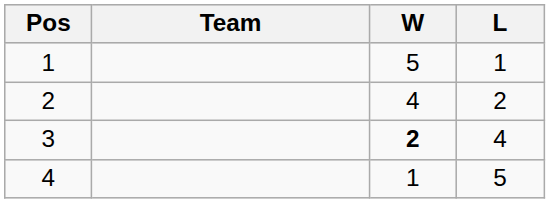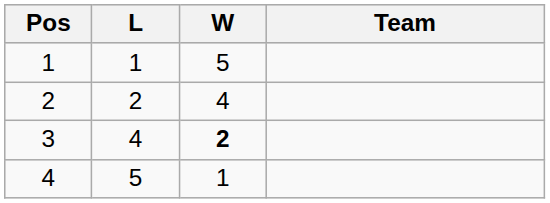columns swapped: (231, 23) <-> (500, 23)
